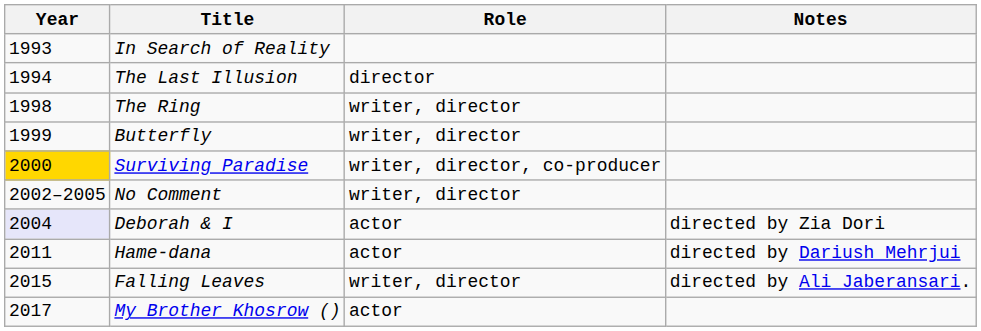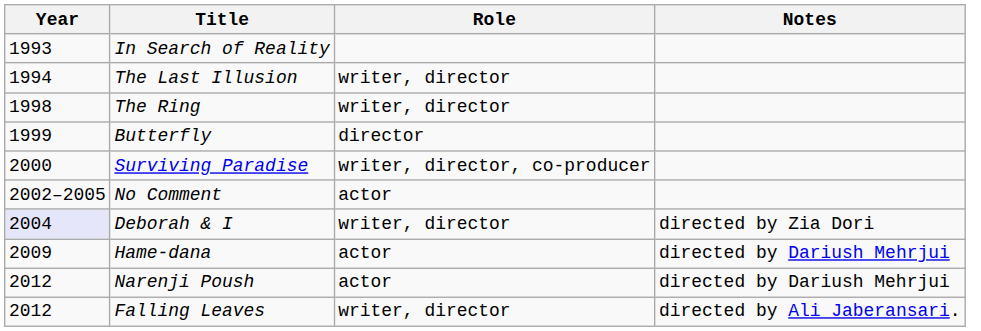(392, 78) director -> (424, 78) writer, director
(435, 136) writer, director -> (381, 136) director
(31, 166) gold background -> (31, 166) no background
(435, 195) writer, director -> (365, 195) actor
(376, 224) actor -> (424, 224) writer, director
(31, 253) 2011 -> (31, 253) 2009
+ row: (184, 282)
(31, 282) 2015 -> (31, 312) 2012
- row: (227, 312)
